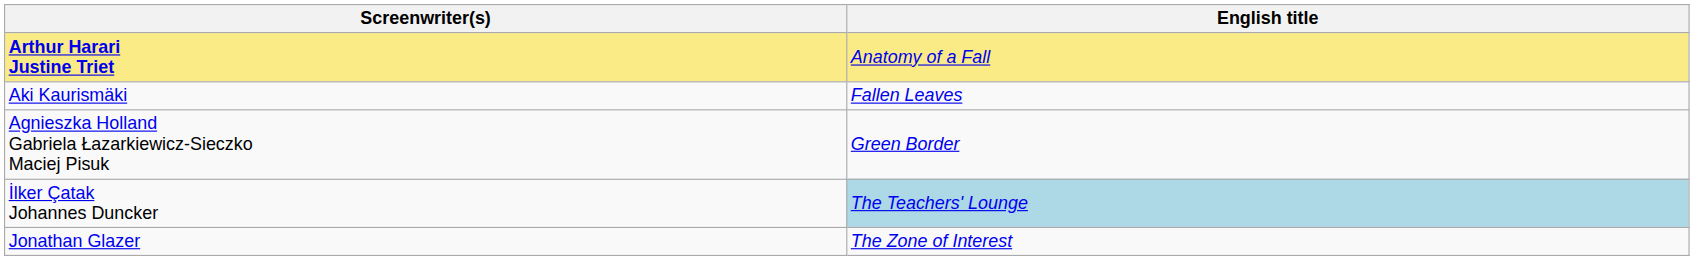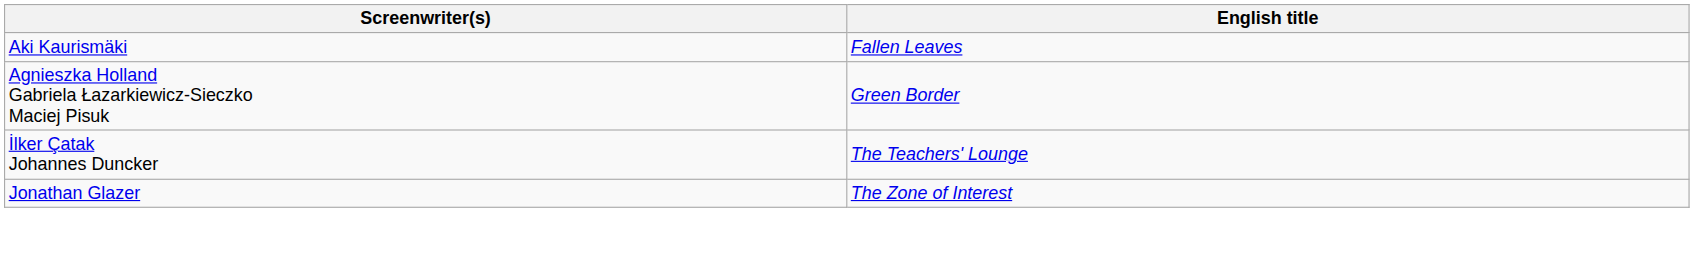- row: (64, 57)
(939, 202) lightblue background -> (939, 154) no background
